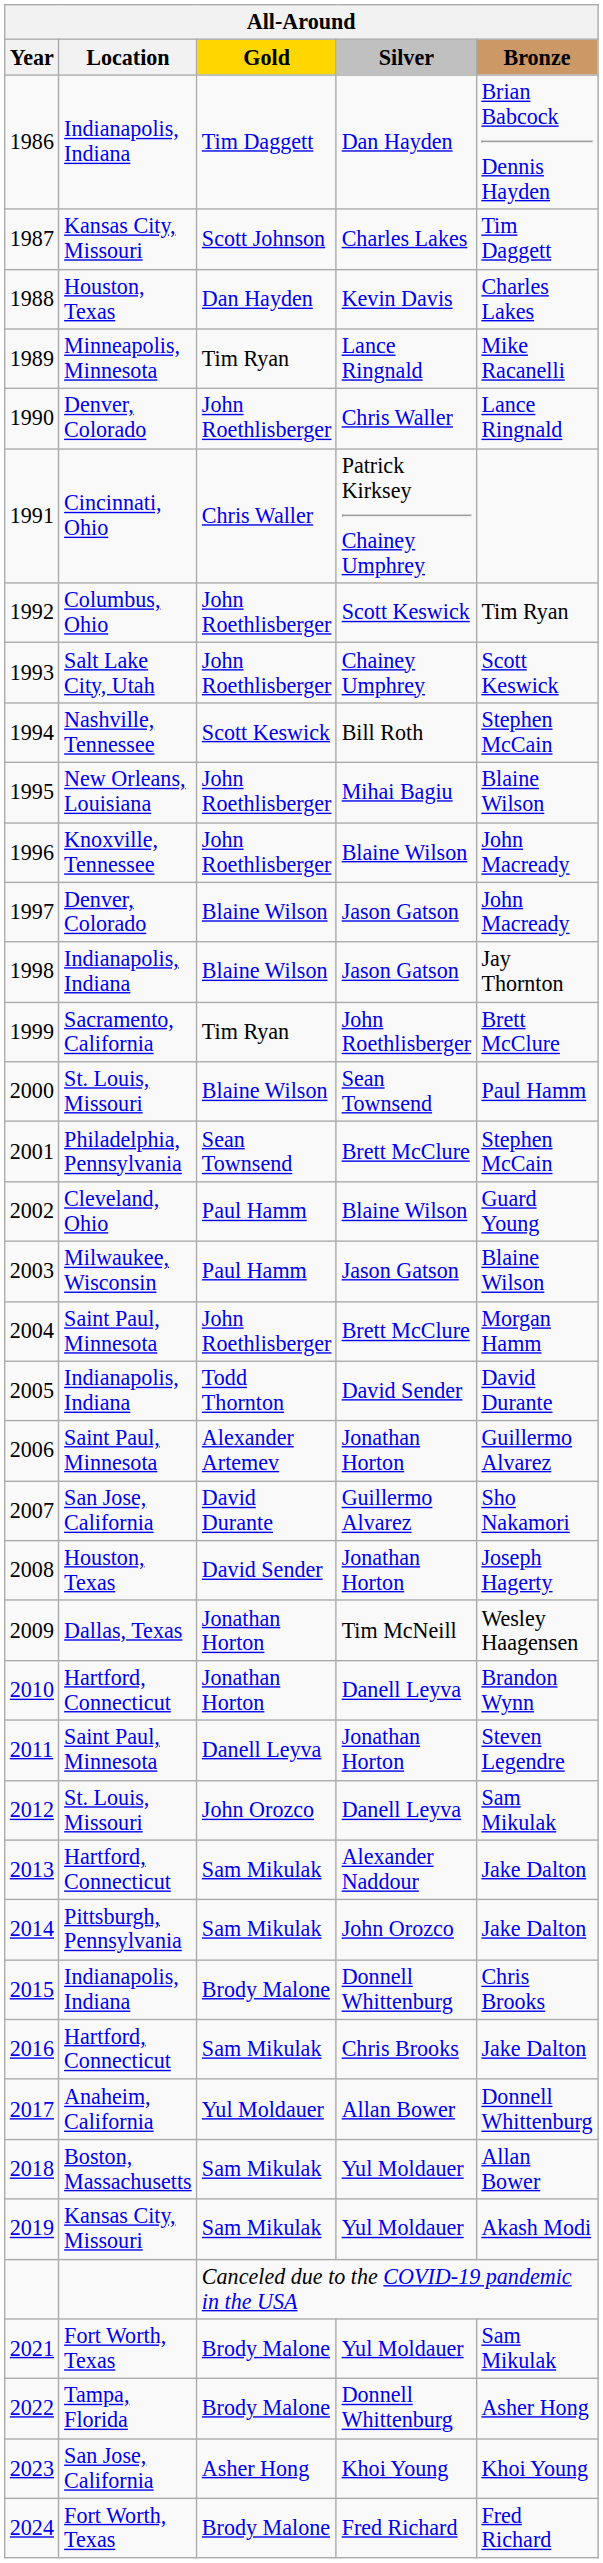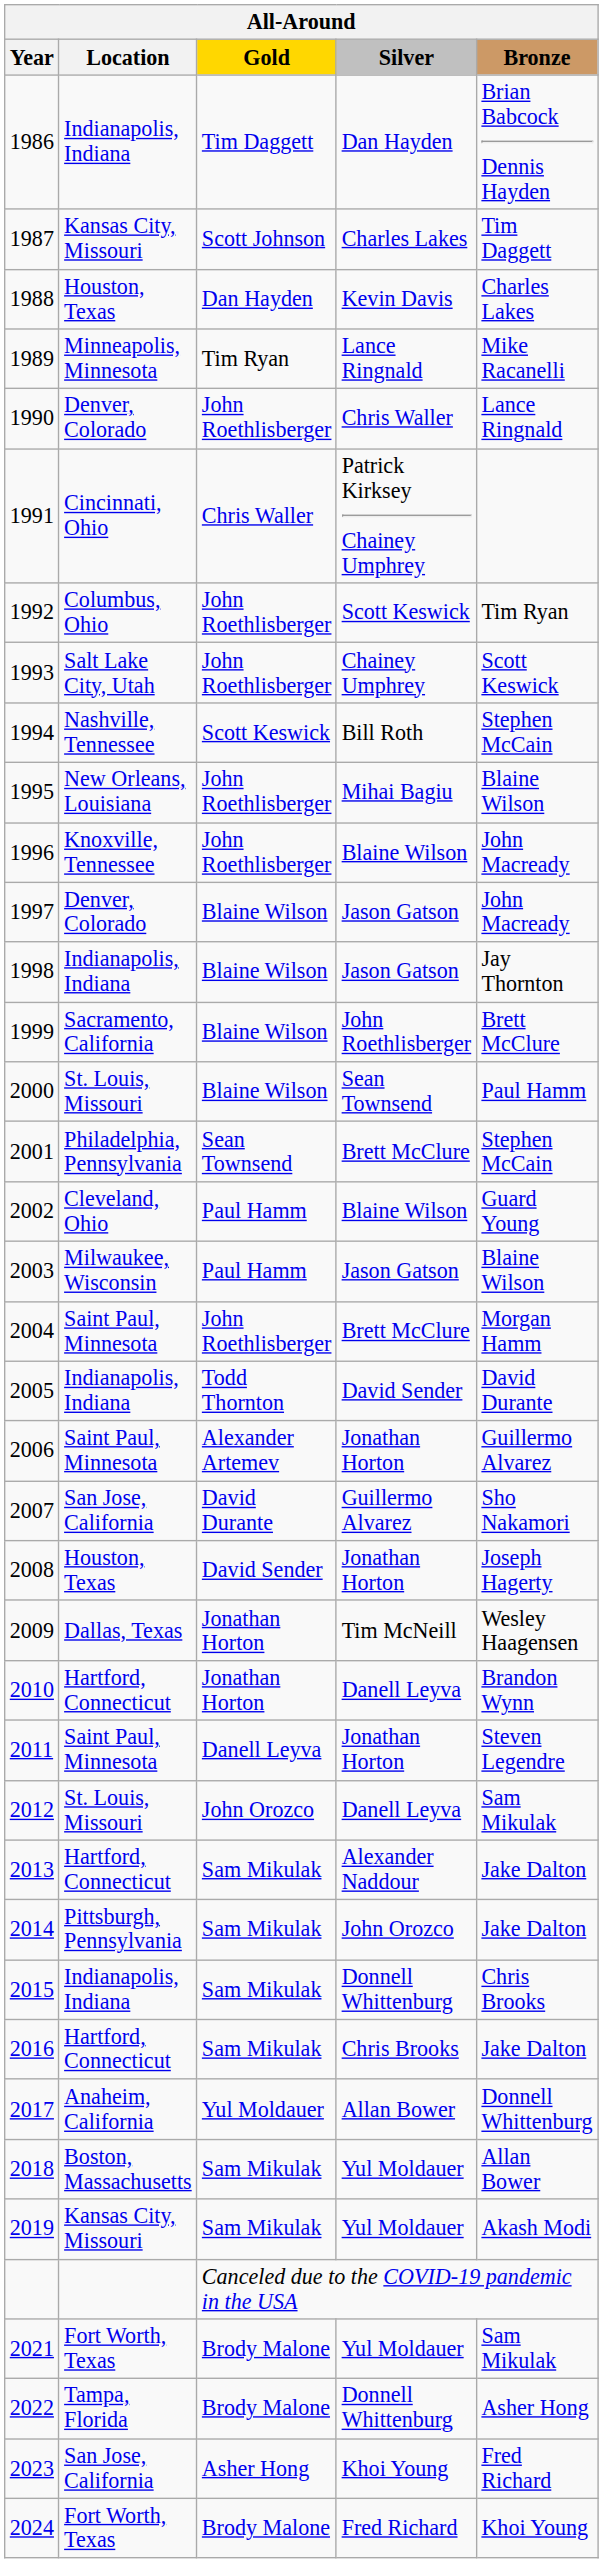(245, 1031) Tim Ryan -> (265, 1031) Blaine Wilson
(266, 1989) Brody Malone -> (262, 1989) Sam Mikulak
(535, 2468) Khoi Young -> (516, 2468) Fred Richard
(516, 2528) Fred Richard -> (535, 2528) Khoi Young
